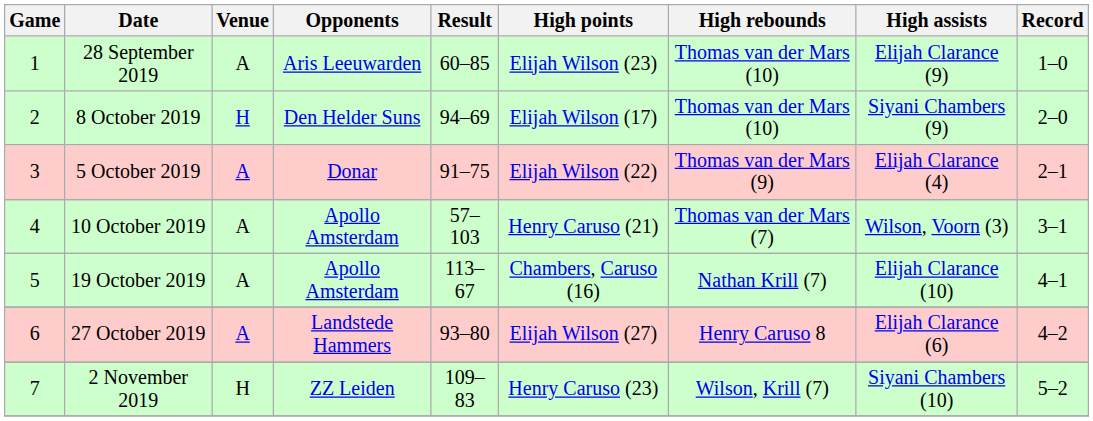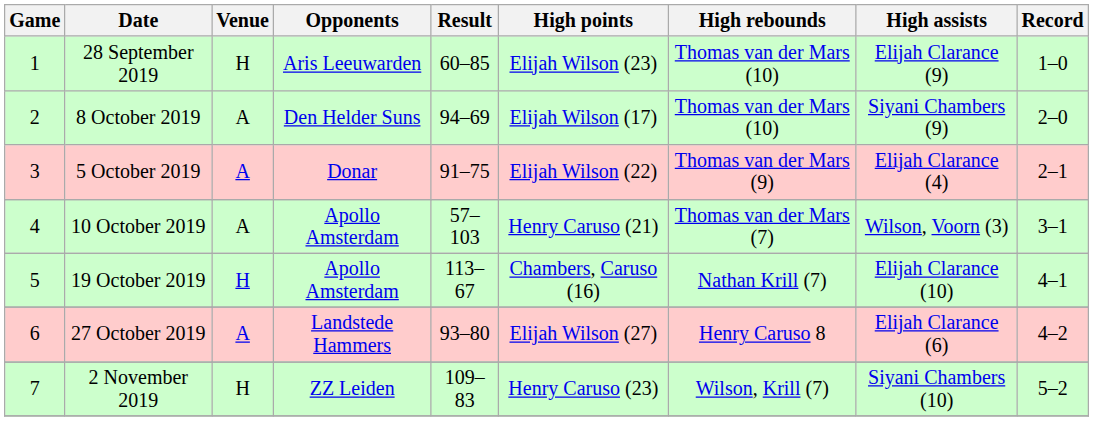(243, 63) A -> (243, 63) H
(243, 117) H -> (243, 117) A
(243, 280) A -> (243, 280) H
